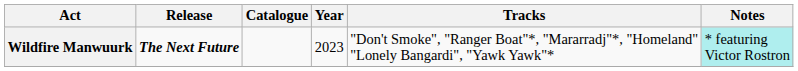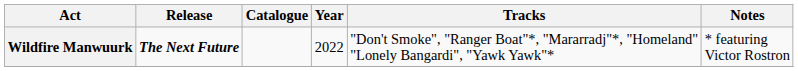(329, 46) 2023 -> (329, 46) 2022
(747, 46) paleturquoise background -> (747, 46) no background
